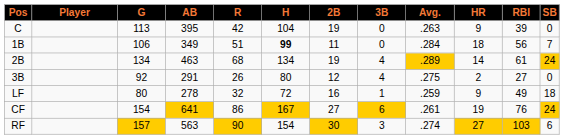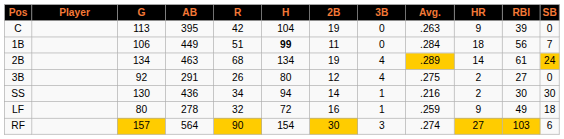(190, 45) 349 -> (190, 45) 449
+ row: (18, 93)
- row: (18, 110)
(190, 126) 563 -> (190, 126) 564
